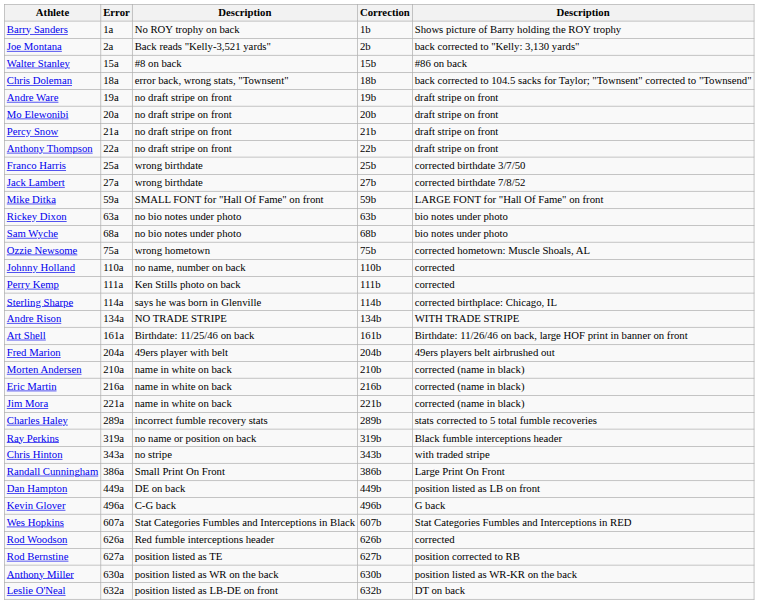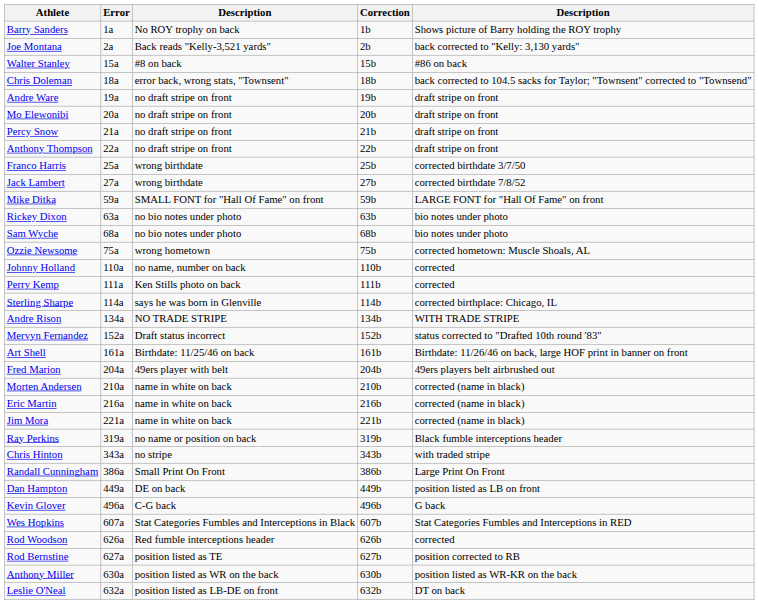+ row: (47, 336)
- row: (37, 421)
